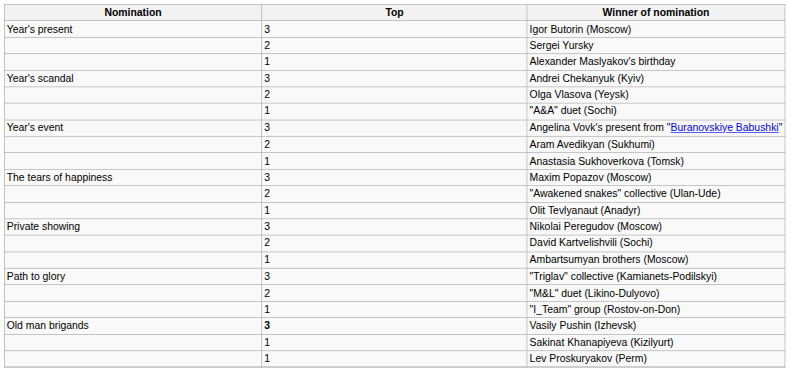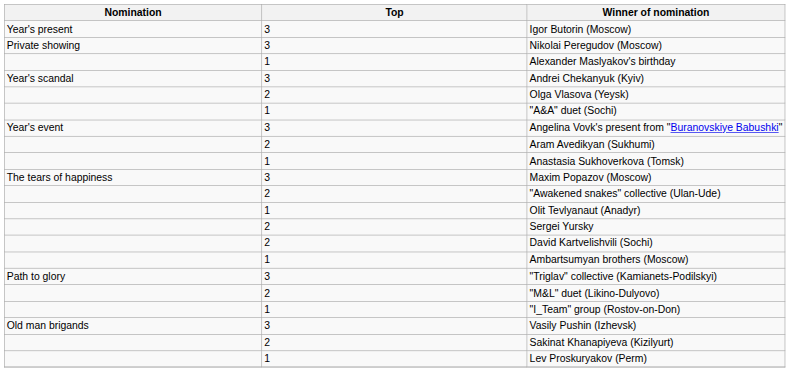rows swapped: (562, 45) <-> (596, 227)
(267, 326) bold -> (267, 326) normal
(267, 342) 1 -> (267, 342) 2
